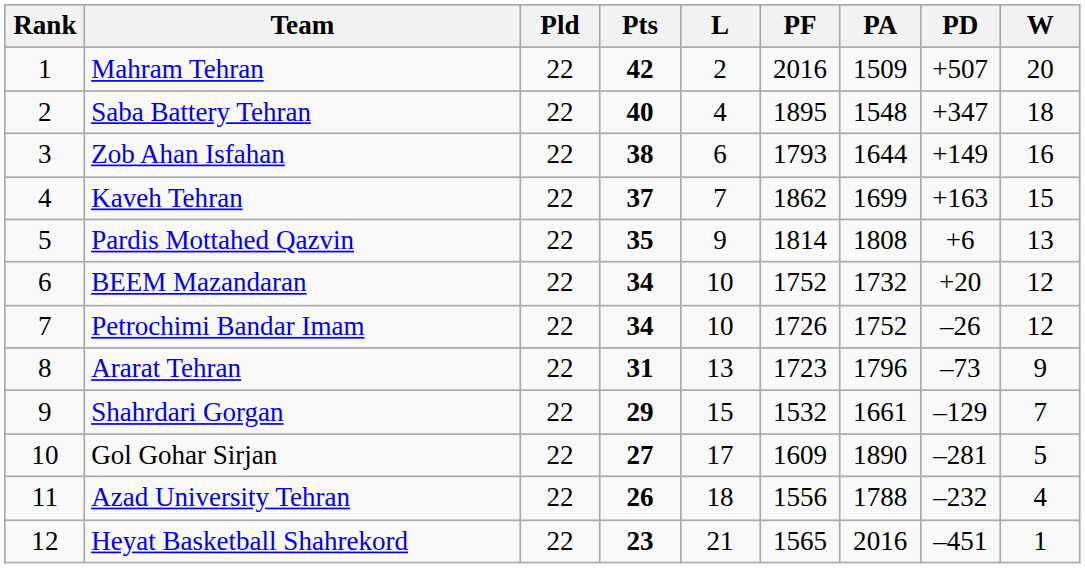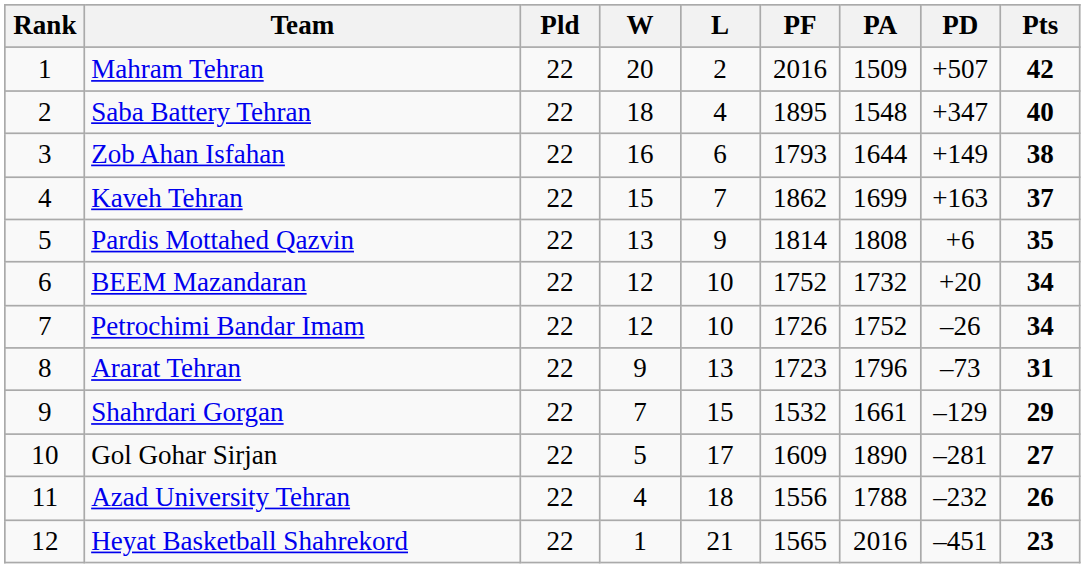columns swapped: (1040, 25) <-> (640, 25)
